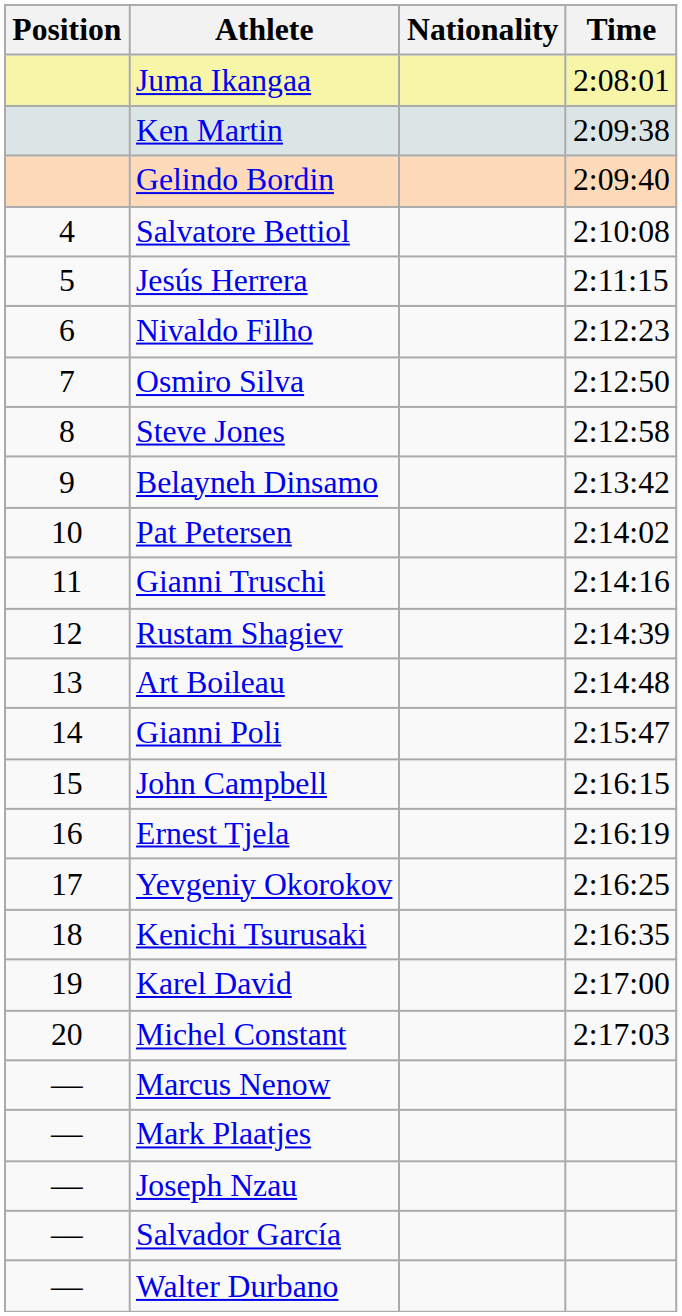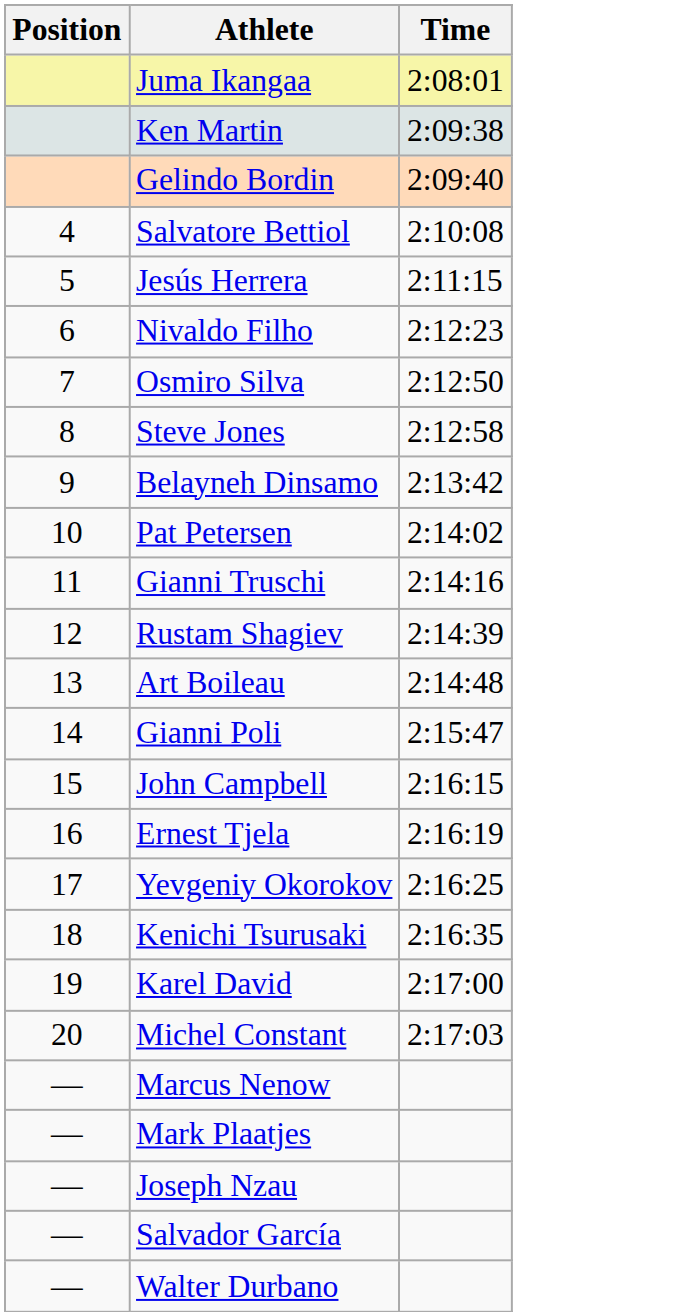- column: (483, 29)
